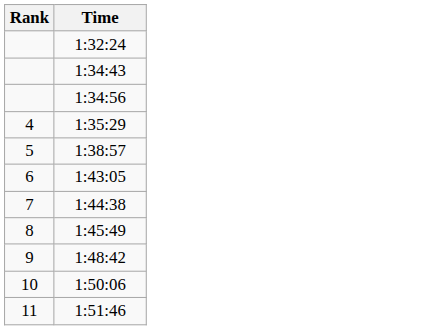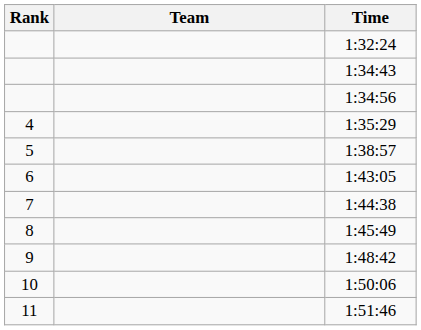+ column: (189, 17)
